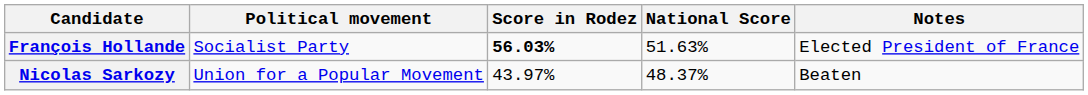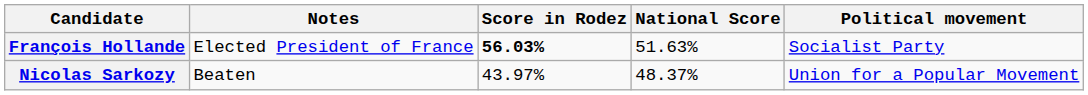columns swapped: (339, 19) <-> (939, 19)
